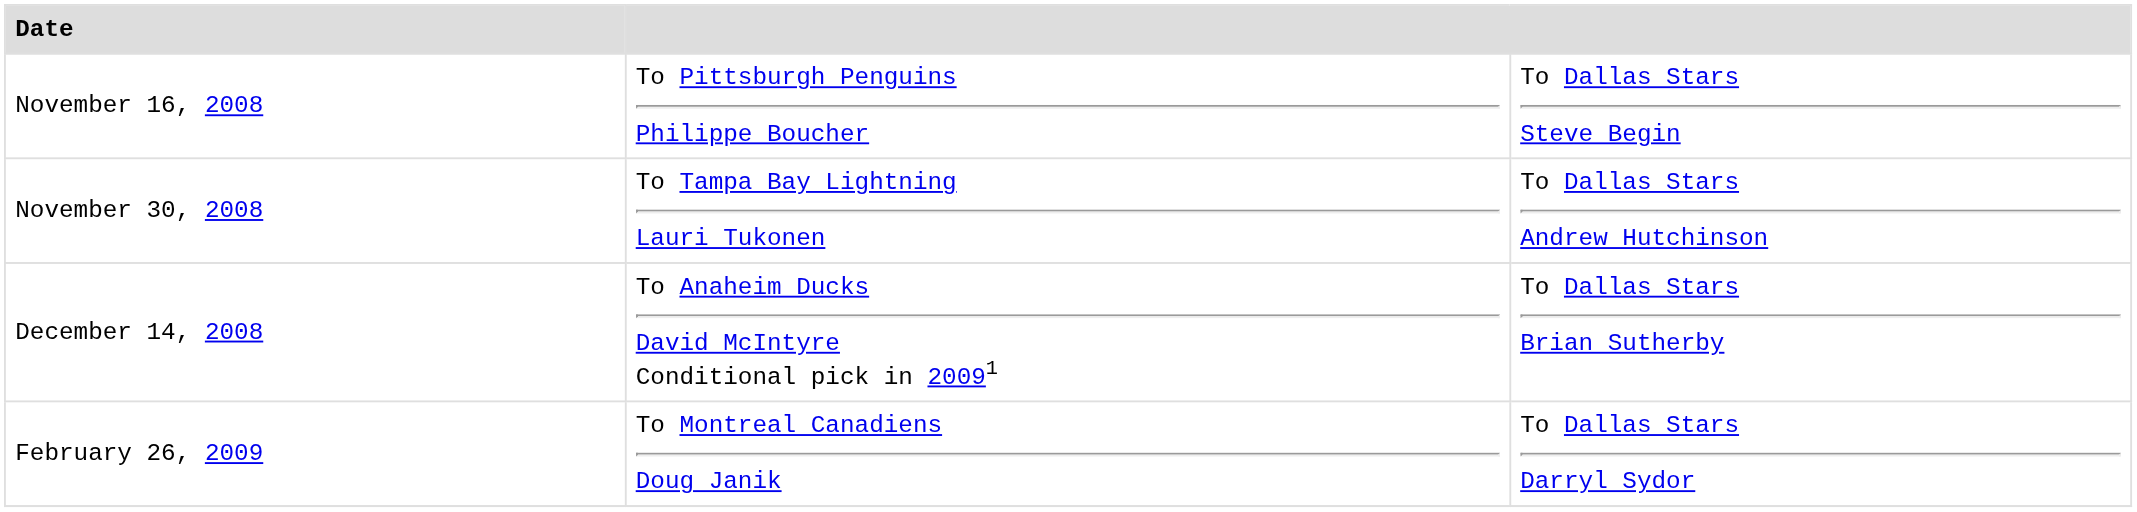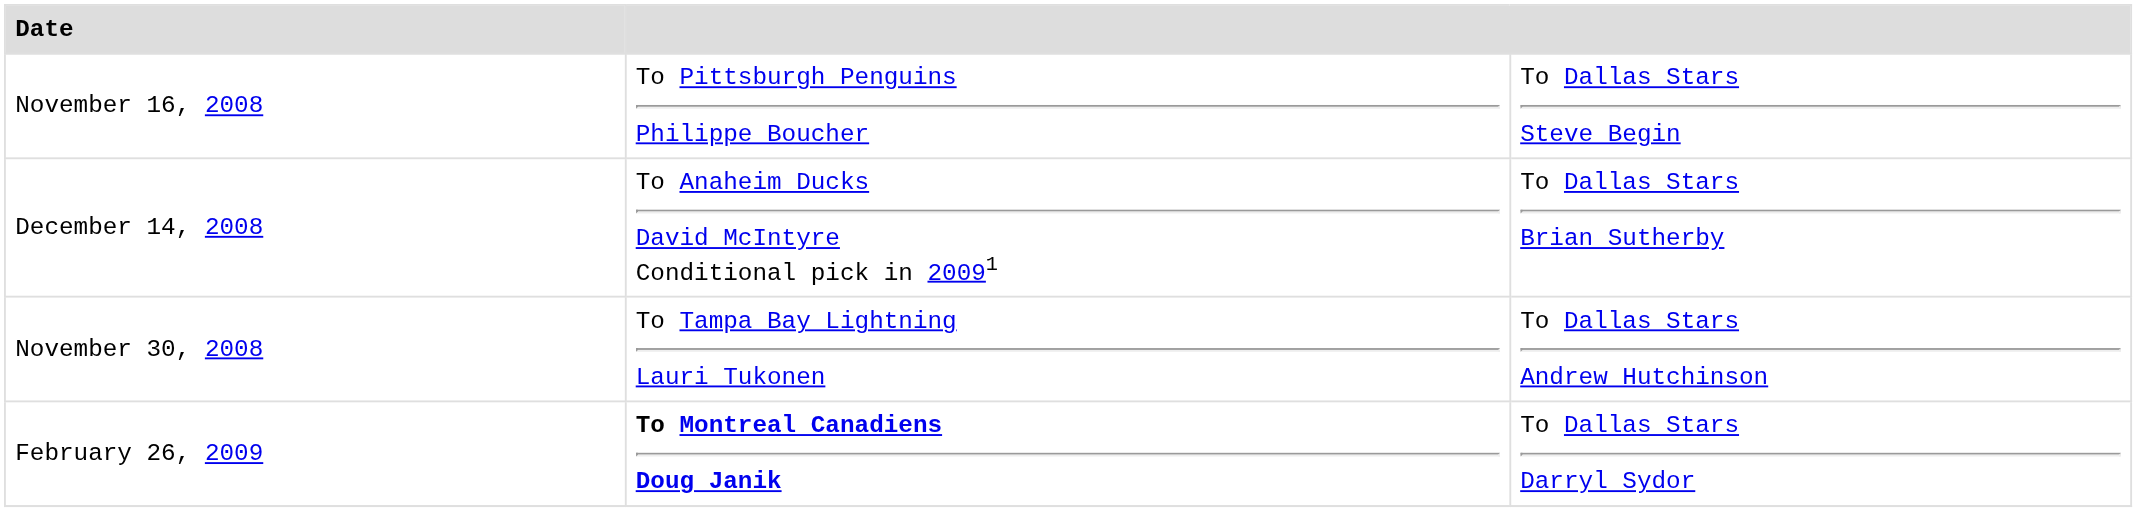rows swapped: (139, 211) <-> (139, 332)
(1068, 454) normal -> (1068, 454) bold
